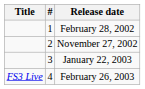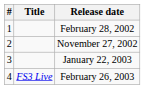columns swapped: (50, 12) <-> (25, 12)
